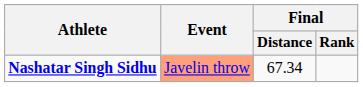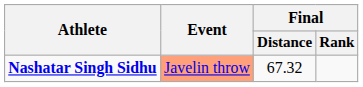(285, 68) 67.34 -> (285, 68) 67.32
